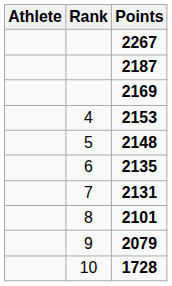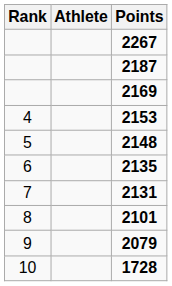columns swapped: (89, 17) <-> (35, 17)
